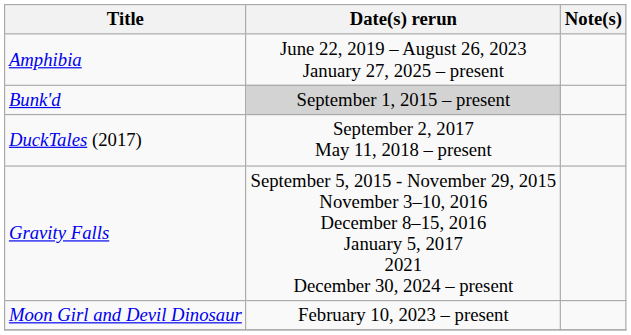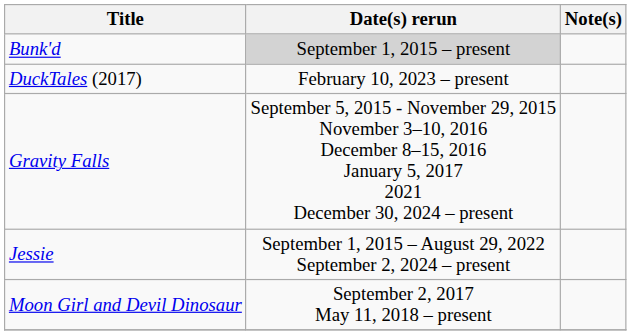- row: (45, 59)
(403, 140) September 2, 2017 May 11, 2018 – present -> (403, 78) February 10, 2023 – present
+ row: (31, 253)
(403, 315) February 10, 2023 – present -> (403, 304) September 2, 2017 May 11, 2018 – present
